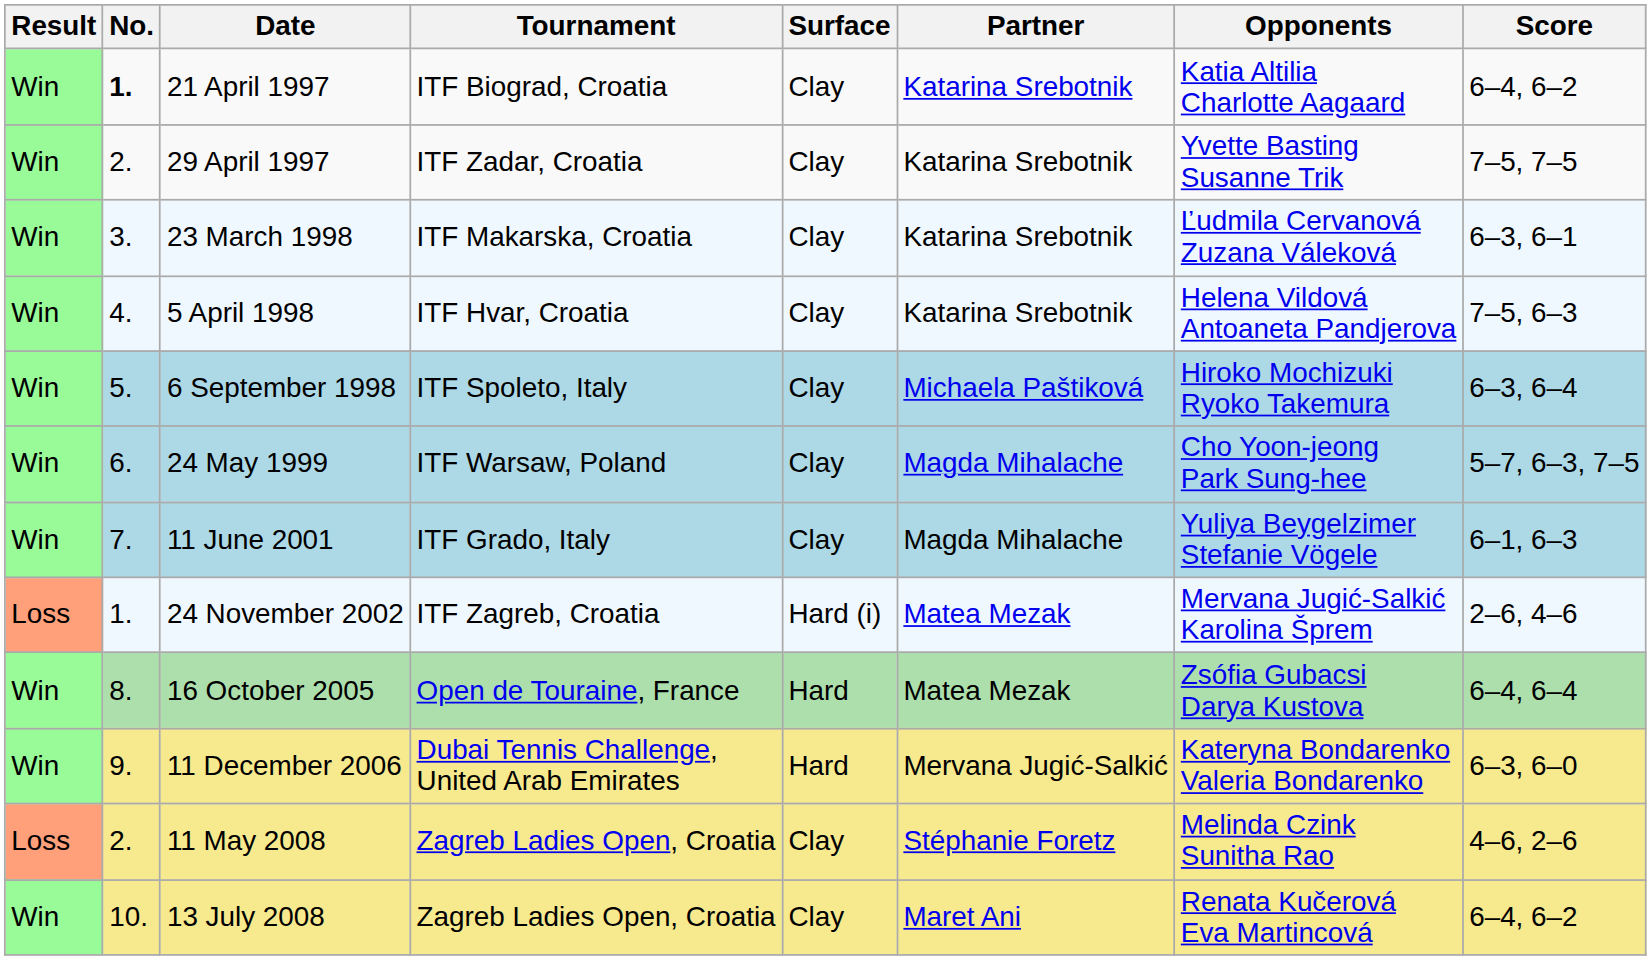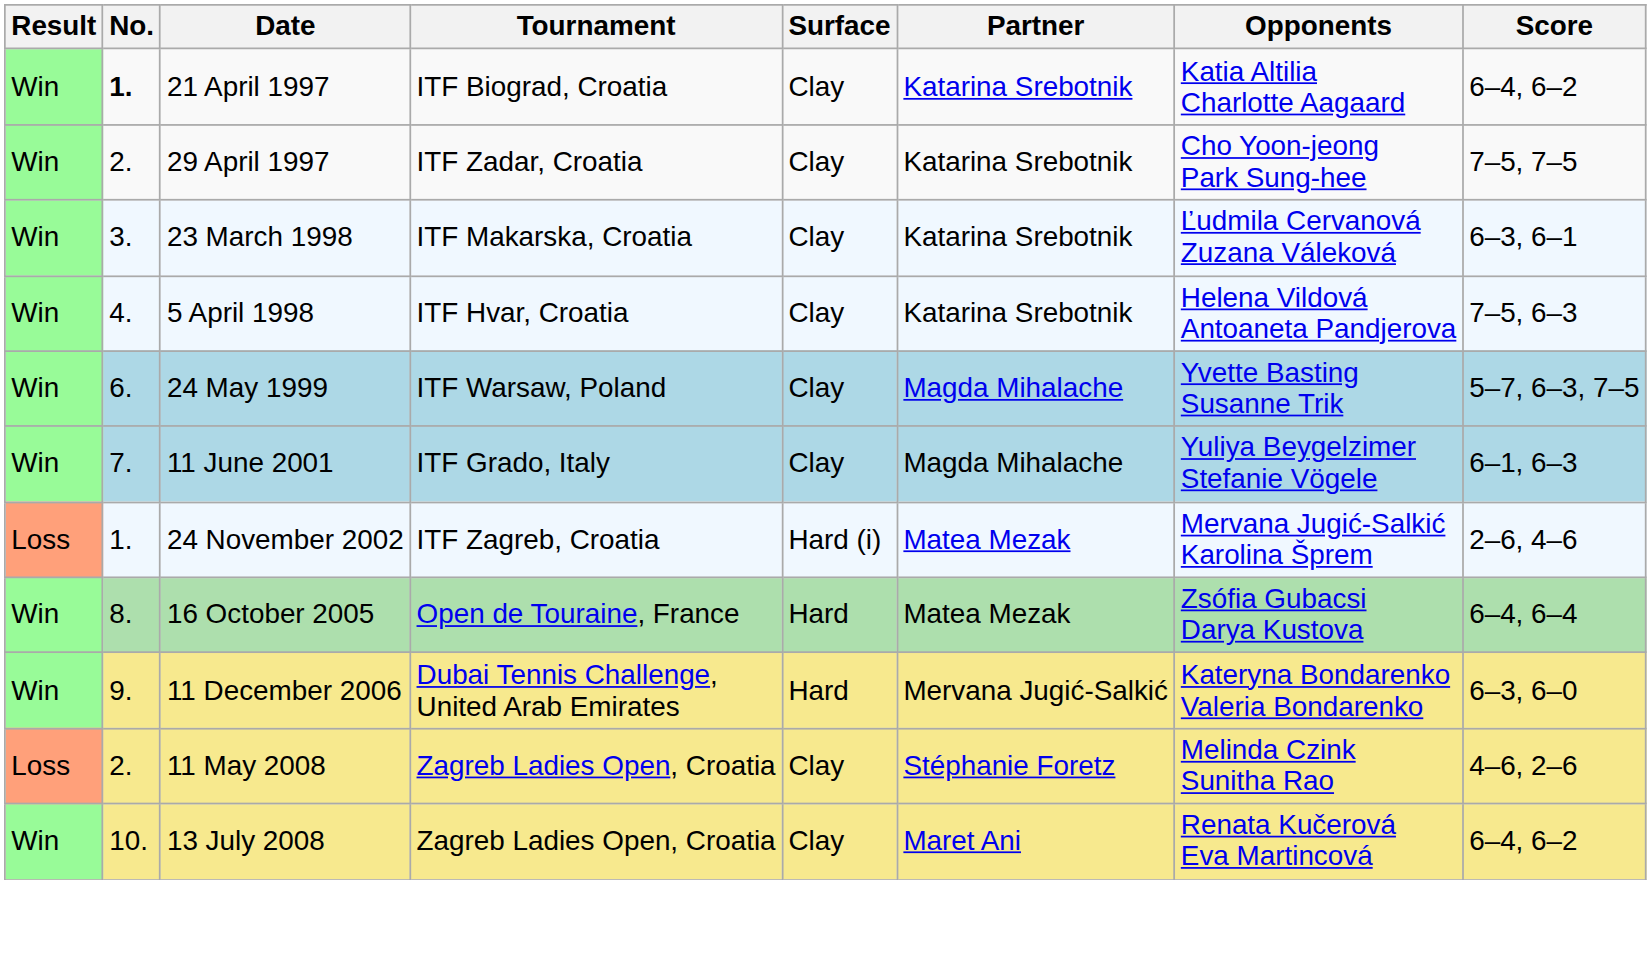(1270, 161) Yvette Basting Susanne Trik -> (1280, 161) Cho Yoon-jeong Park Sung-hee
- row: (281, 388)
(1280, 463) Cho Yoon-jeong Park Sung-hee -> (1270, 388) Yvette Basting Susanne Trik
